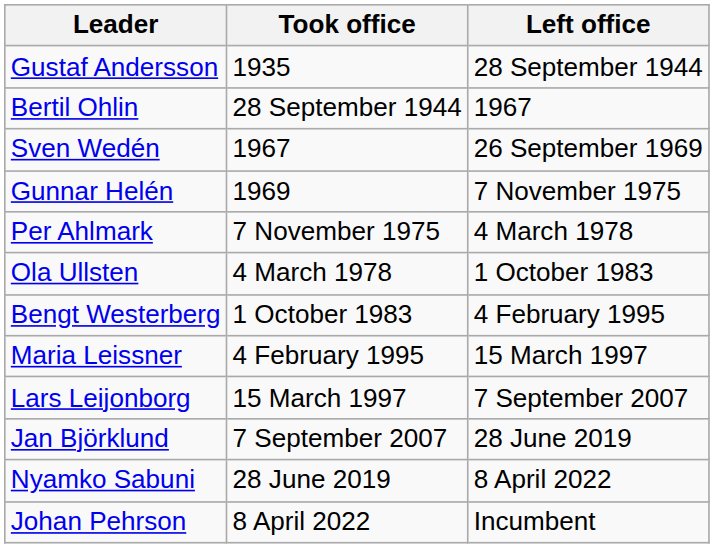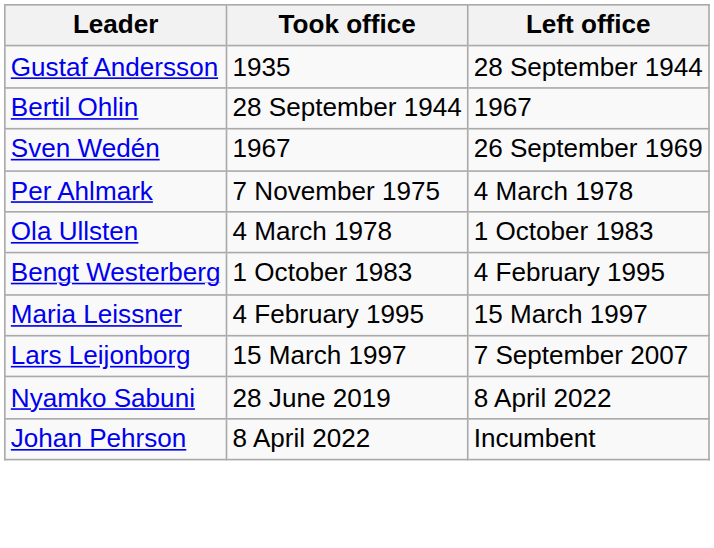- row: (92, 190)
- row: (90, 438)
